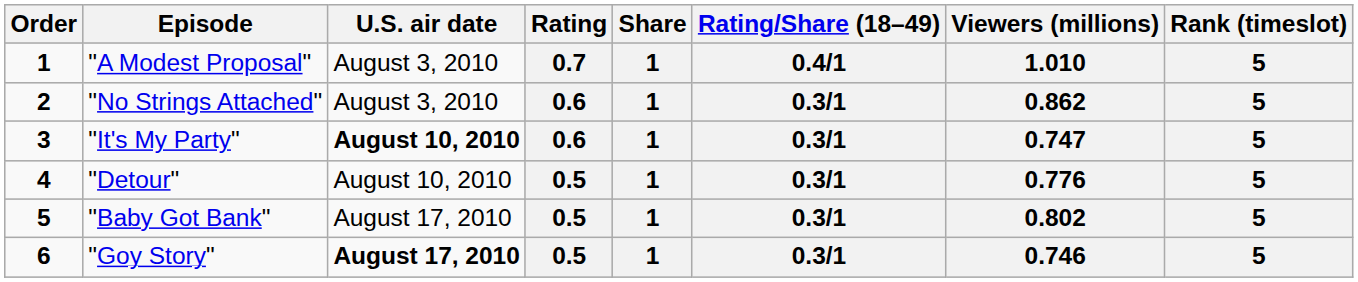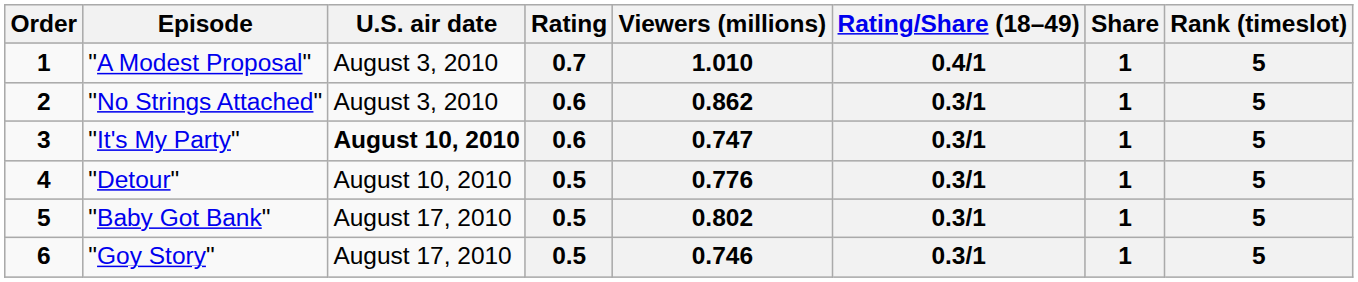columns swapped: (653, 23) <-> (1055, 23)
(427, 256) bold -> (423, 256) normal
